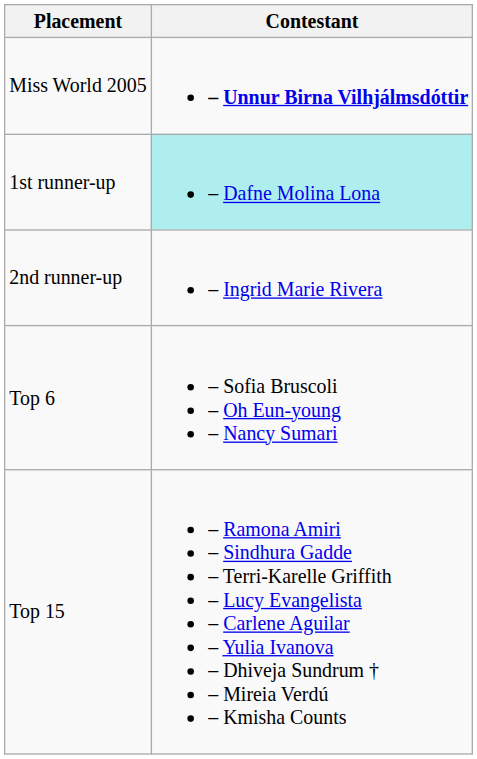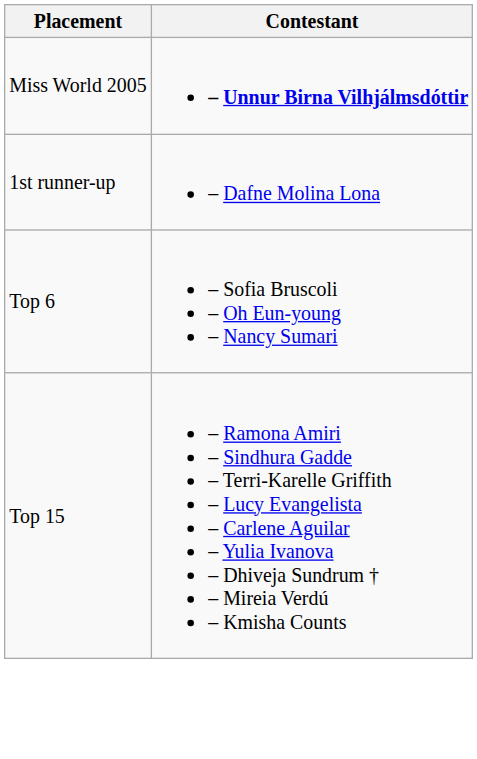(312, 194) paleturquoise background -> (312, 194) no background
- row: (66, 278)
